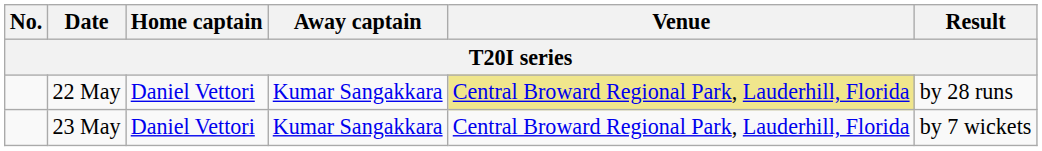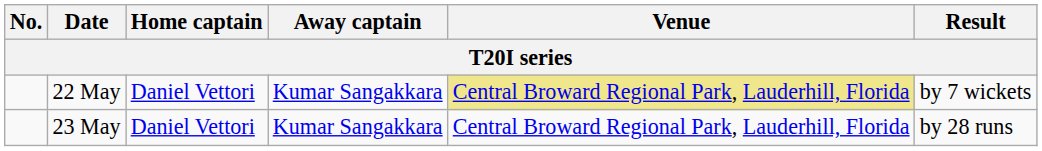(966, 92) by 28 runs -> (976, 92) by 7 wickets
(976, 127) by 7 wickets -> (966, 127) by 28 runs
